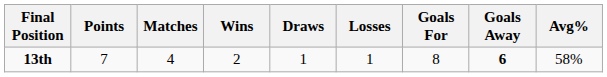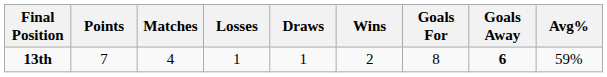columns swapped: (237, 26) <-> (370, 26)
(569, 59) 58% -> (569, 59) 59%
